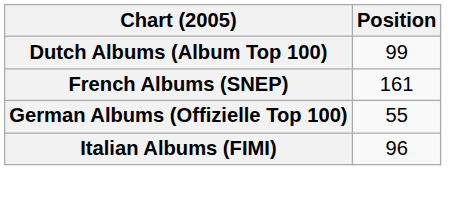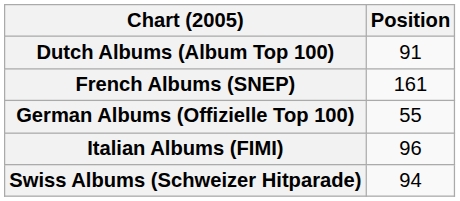(397, 52) 99 -> (410, 52) 91
+ row: (185, 180)
